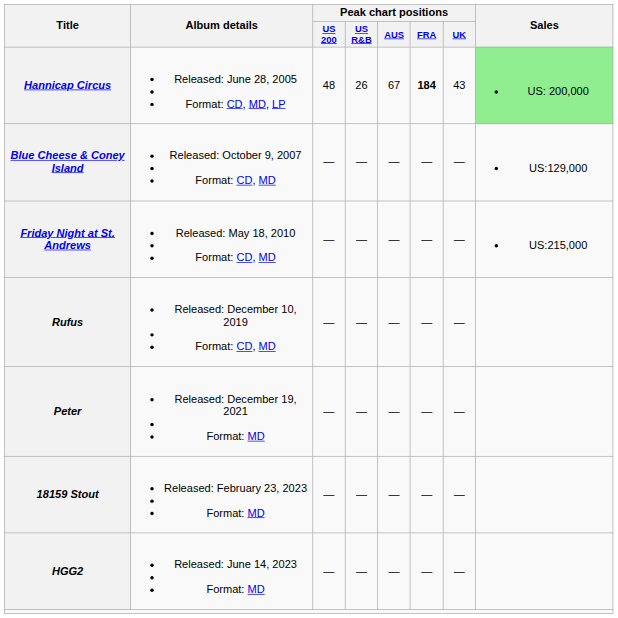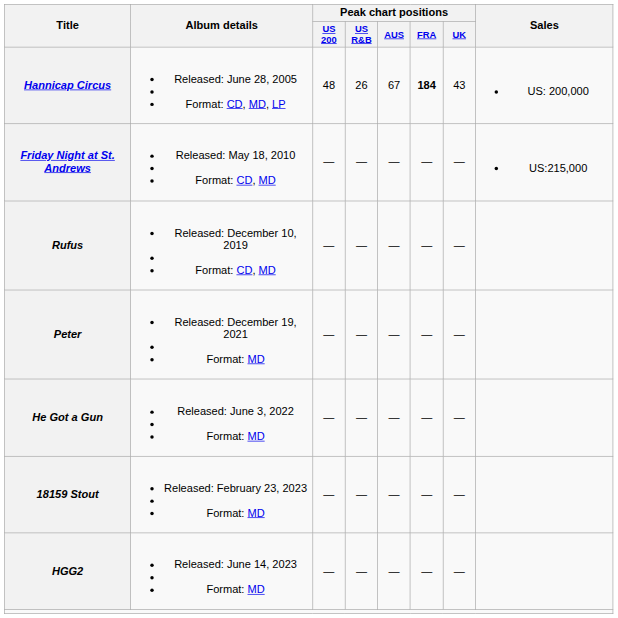(544, 92) lightgreen background -> (544, 92) no background
- row: (68, 162)
+ row: (68, 417)
